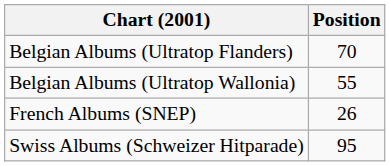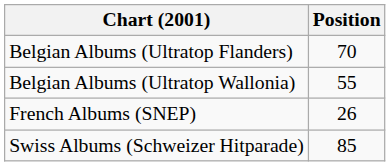(347, 144) 95 -> (347, 144) 85
